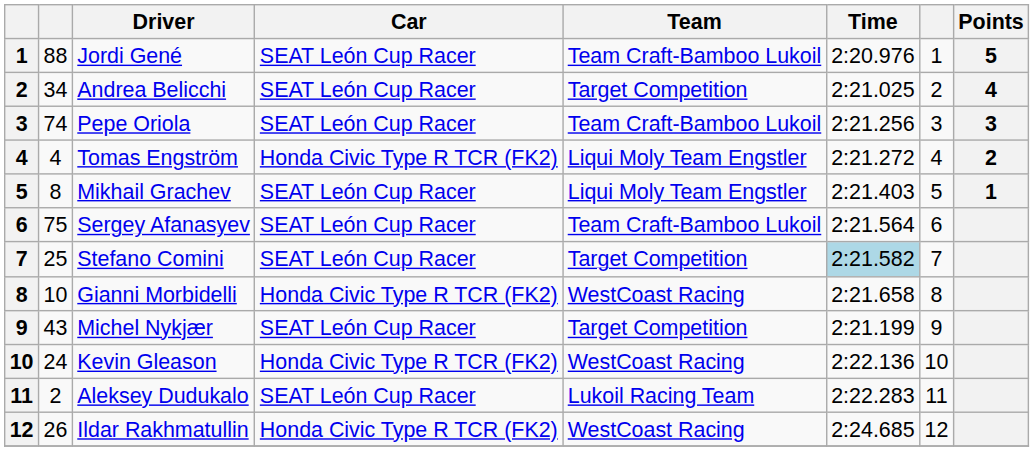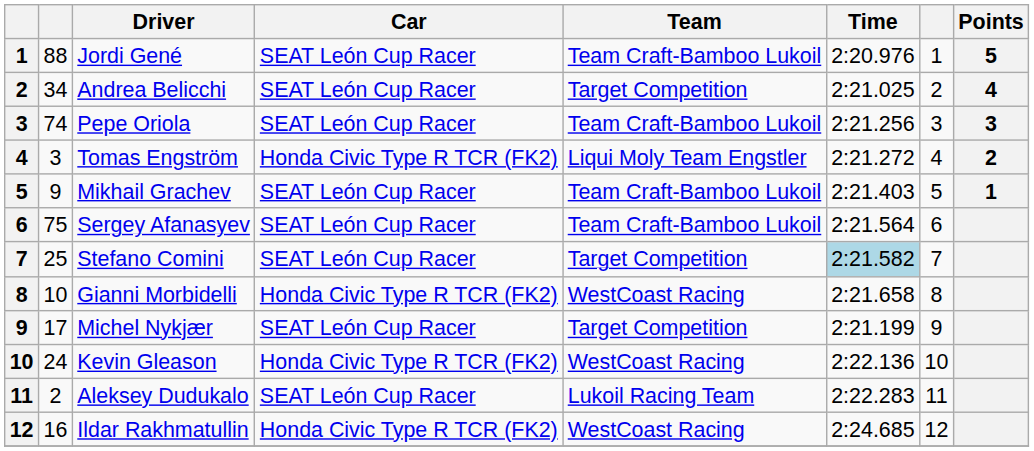(55, 158) 4 -> (55, 158) 3
(55, 191) 8 -> (55, 191) 9
(687, 191) Liqui Moly Team Engstler -> (694, 191) Team Craft-Bamboo Lukoil
(55, 327) 43 -> (55, 327) 17
(55, 429) 26 -> (55, 429) 16
